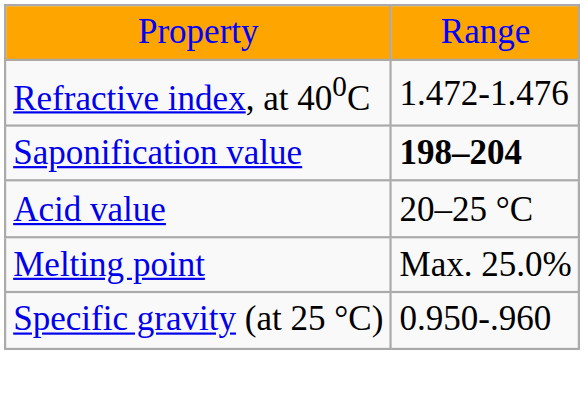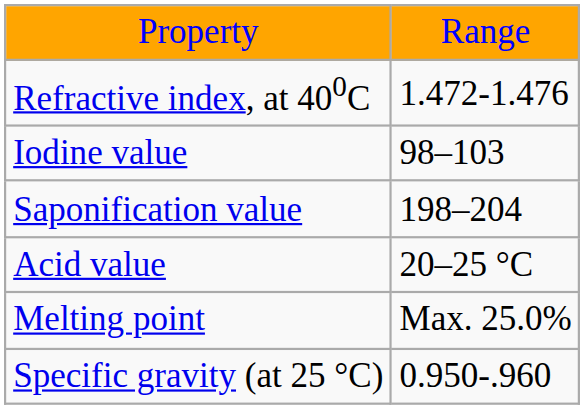+ row: (100, 152)
(461, 152) bold -> (461, 208) normal
